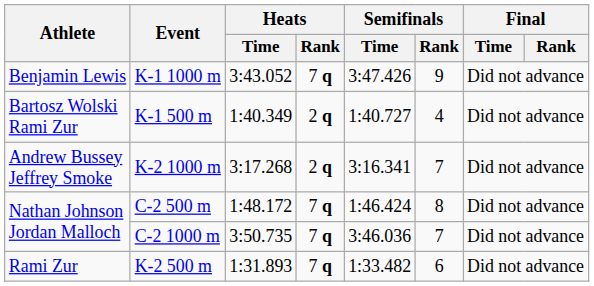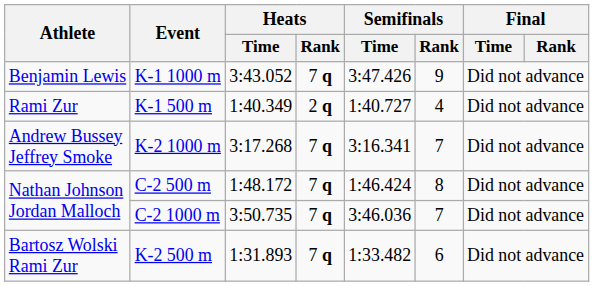(63, 116) Bartosz Wolski Rami Zur -> (43, 106) Rami Zur
(320, 167) 2 q -> (320, 146) 7 q
(43, 266) Rami Zur -> (63, 255) Bartosz Wolski Rami Zur
